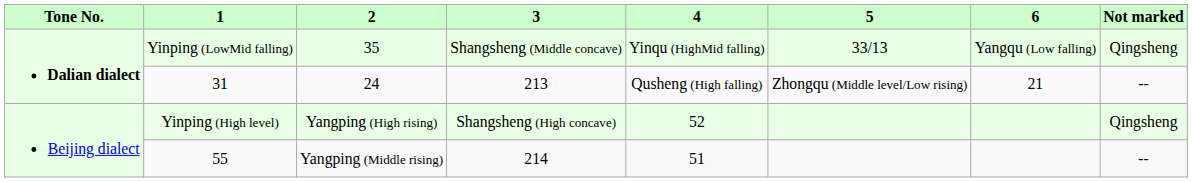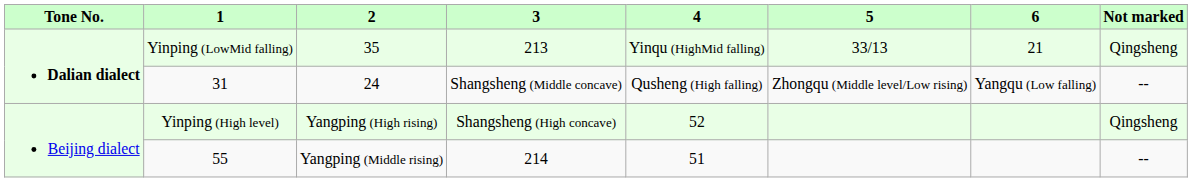(536, 47) Shangsheng (Middle concave) -> (536, 47) 213
(1035, 47) Yangqu (Low falling) -> (1035, 47) 21
(536, 84) 213 -> (536, 84) Shangsheng (Middle concave)
(1035, 84) 21 -> (1035, 84) Yangqu (Low falling)
